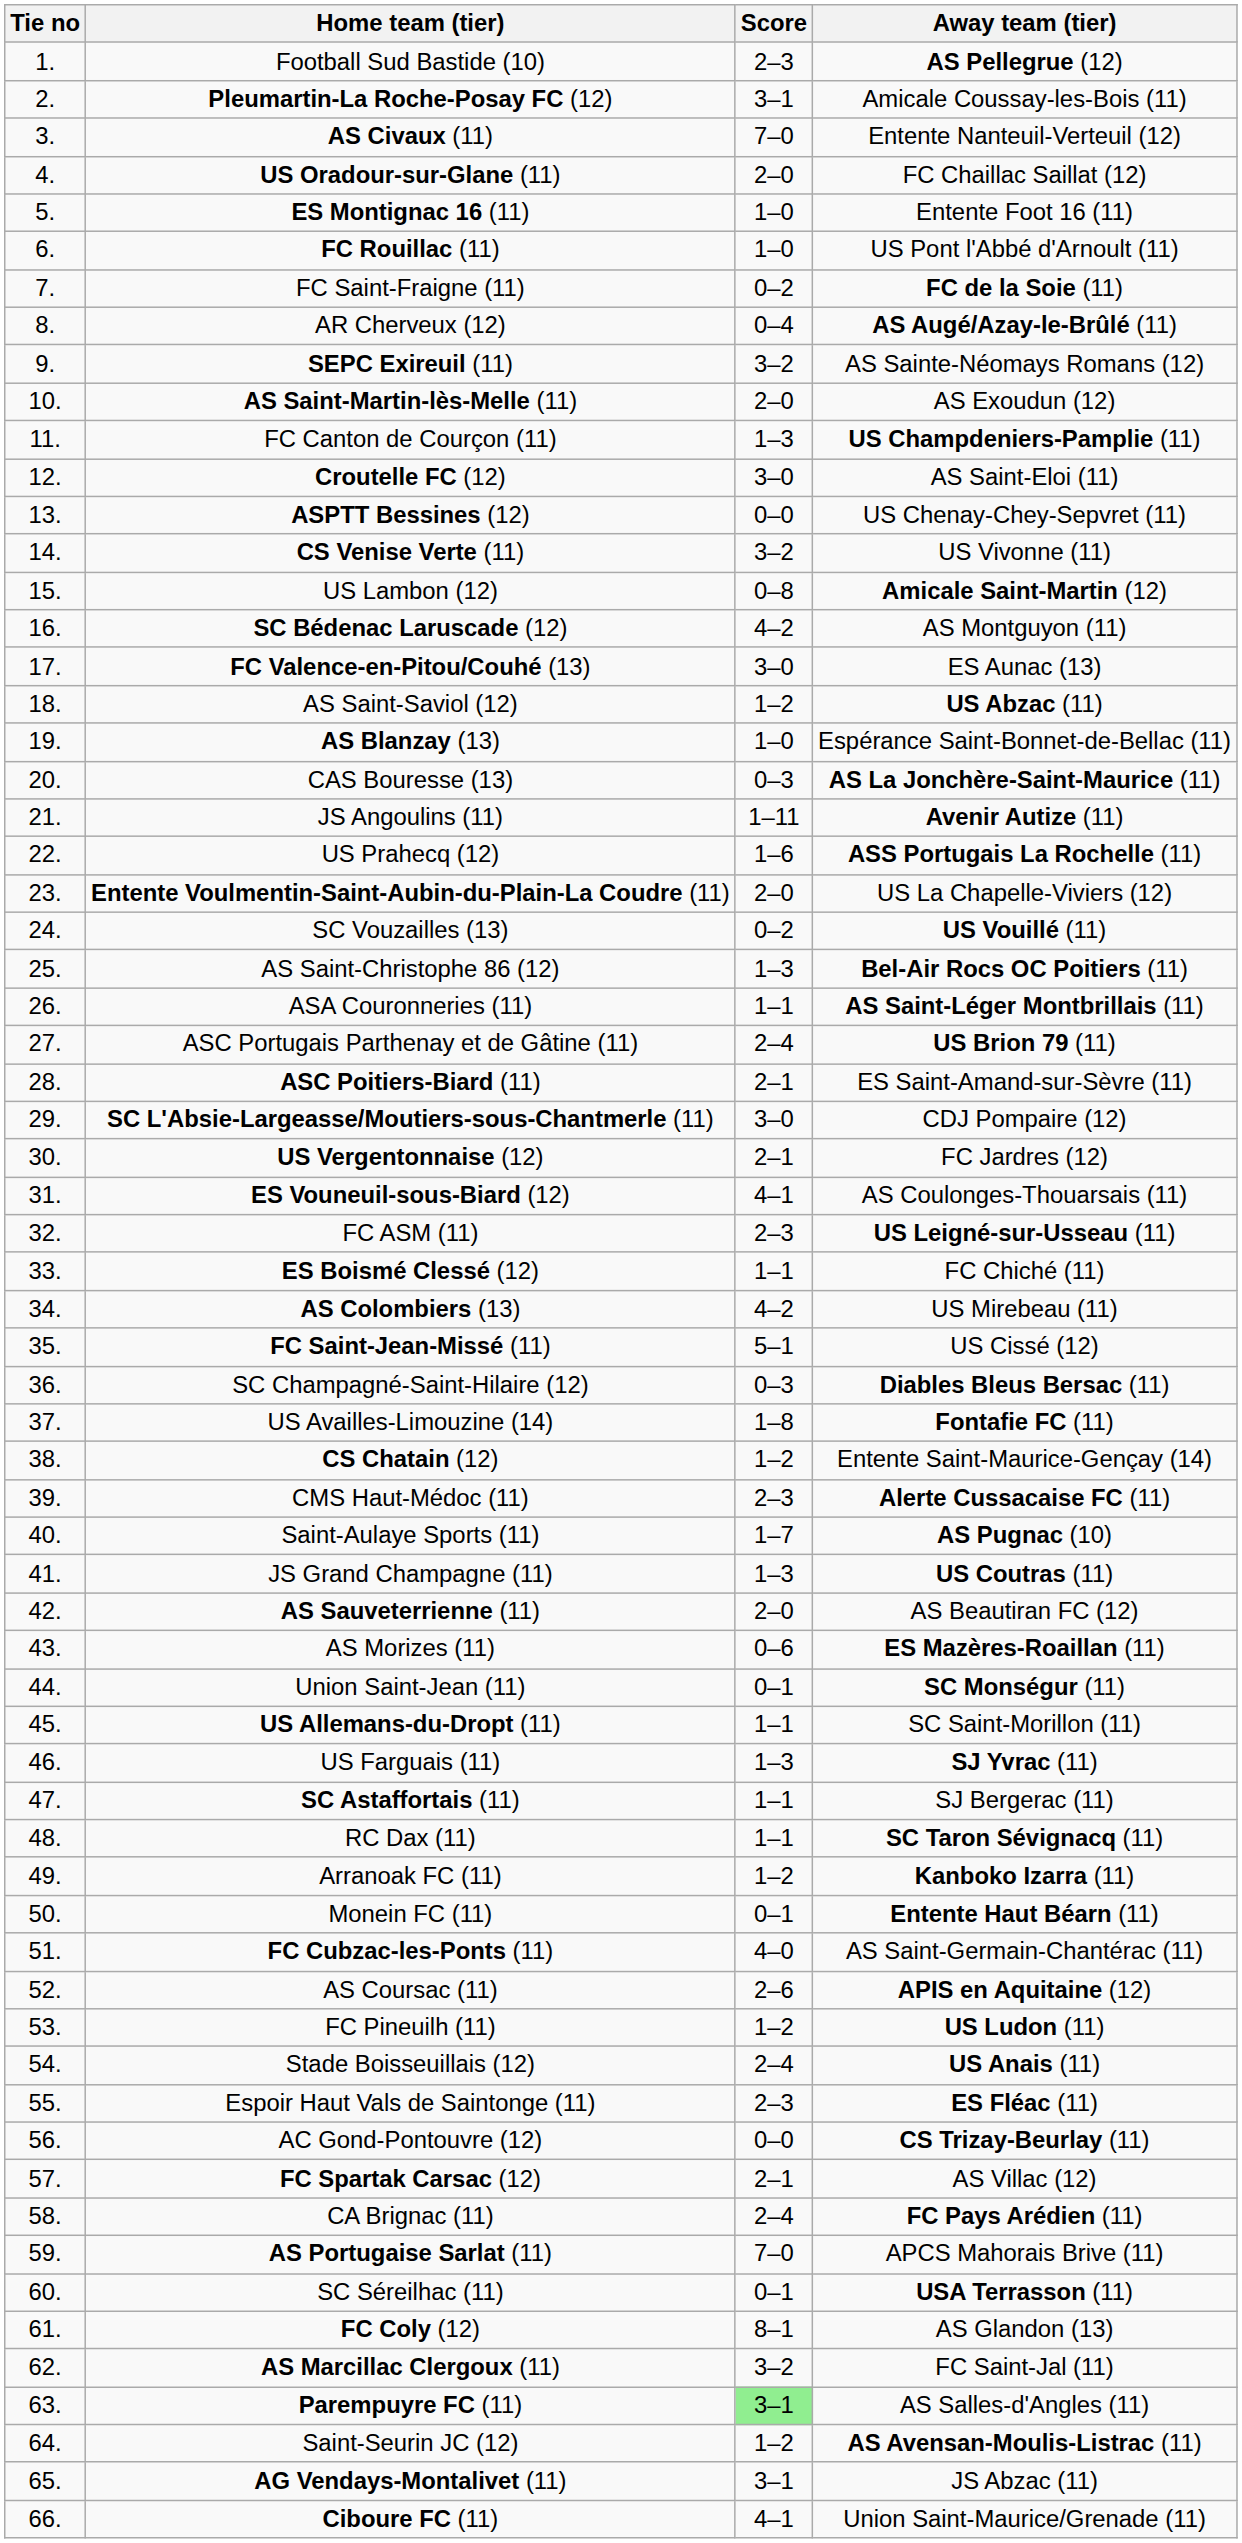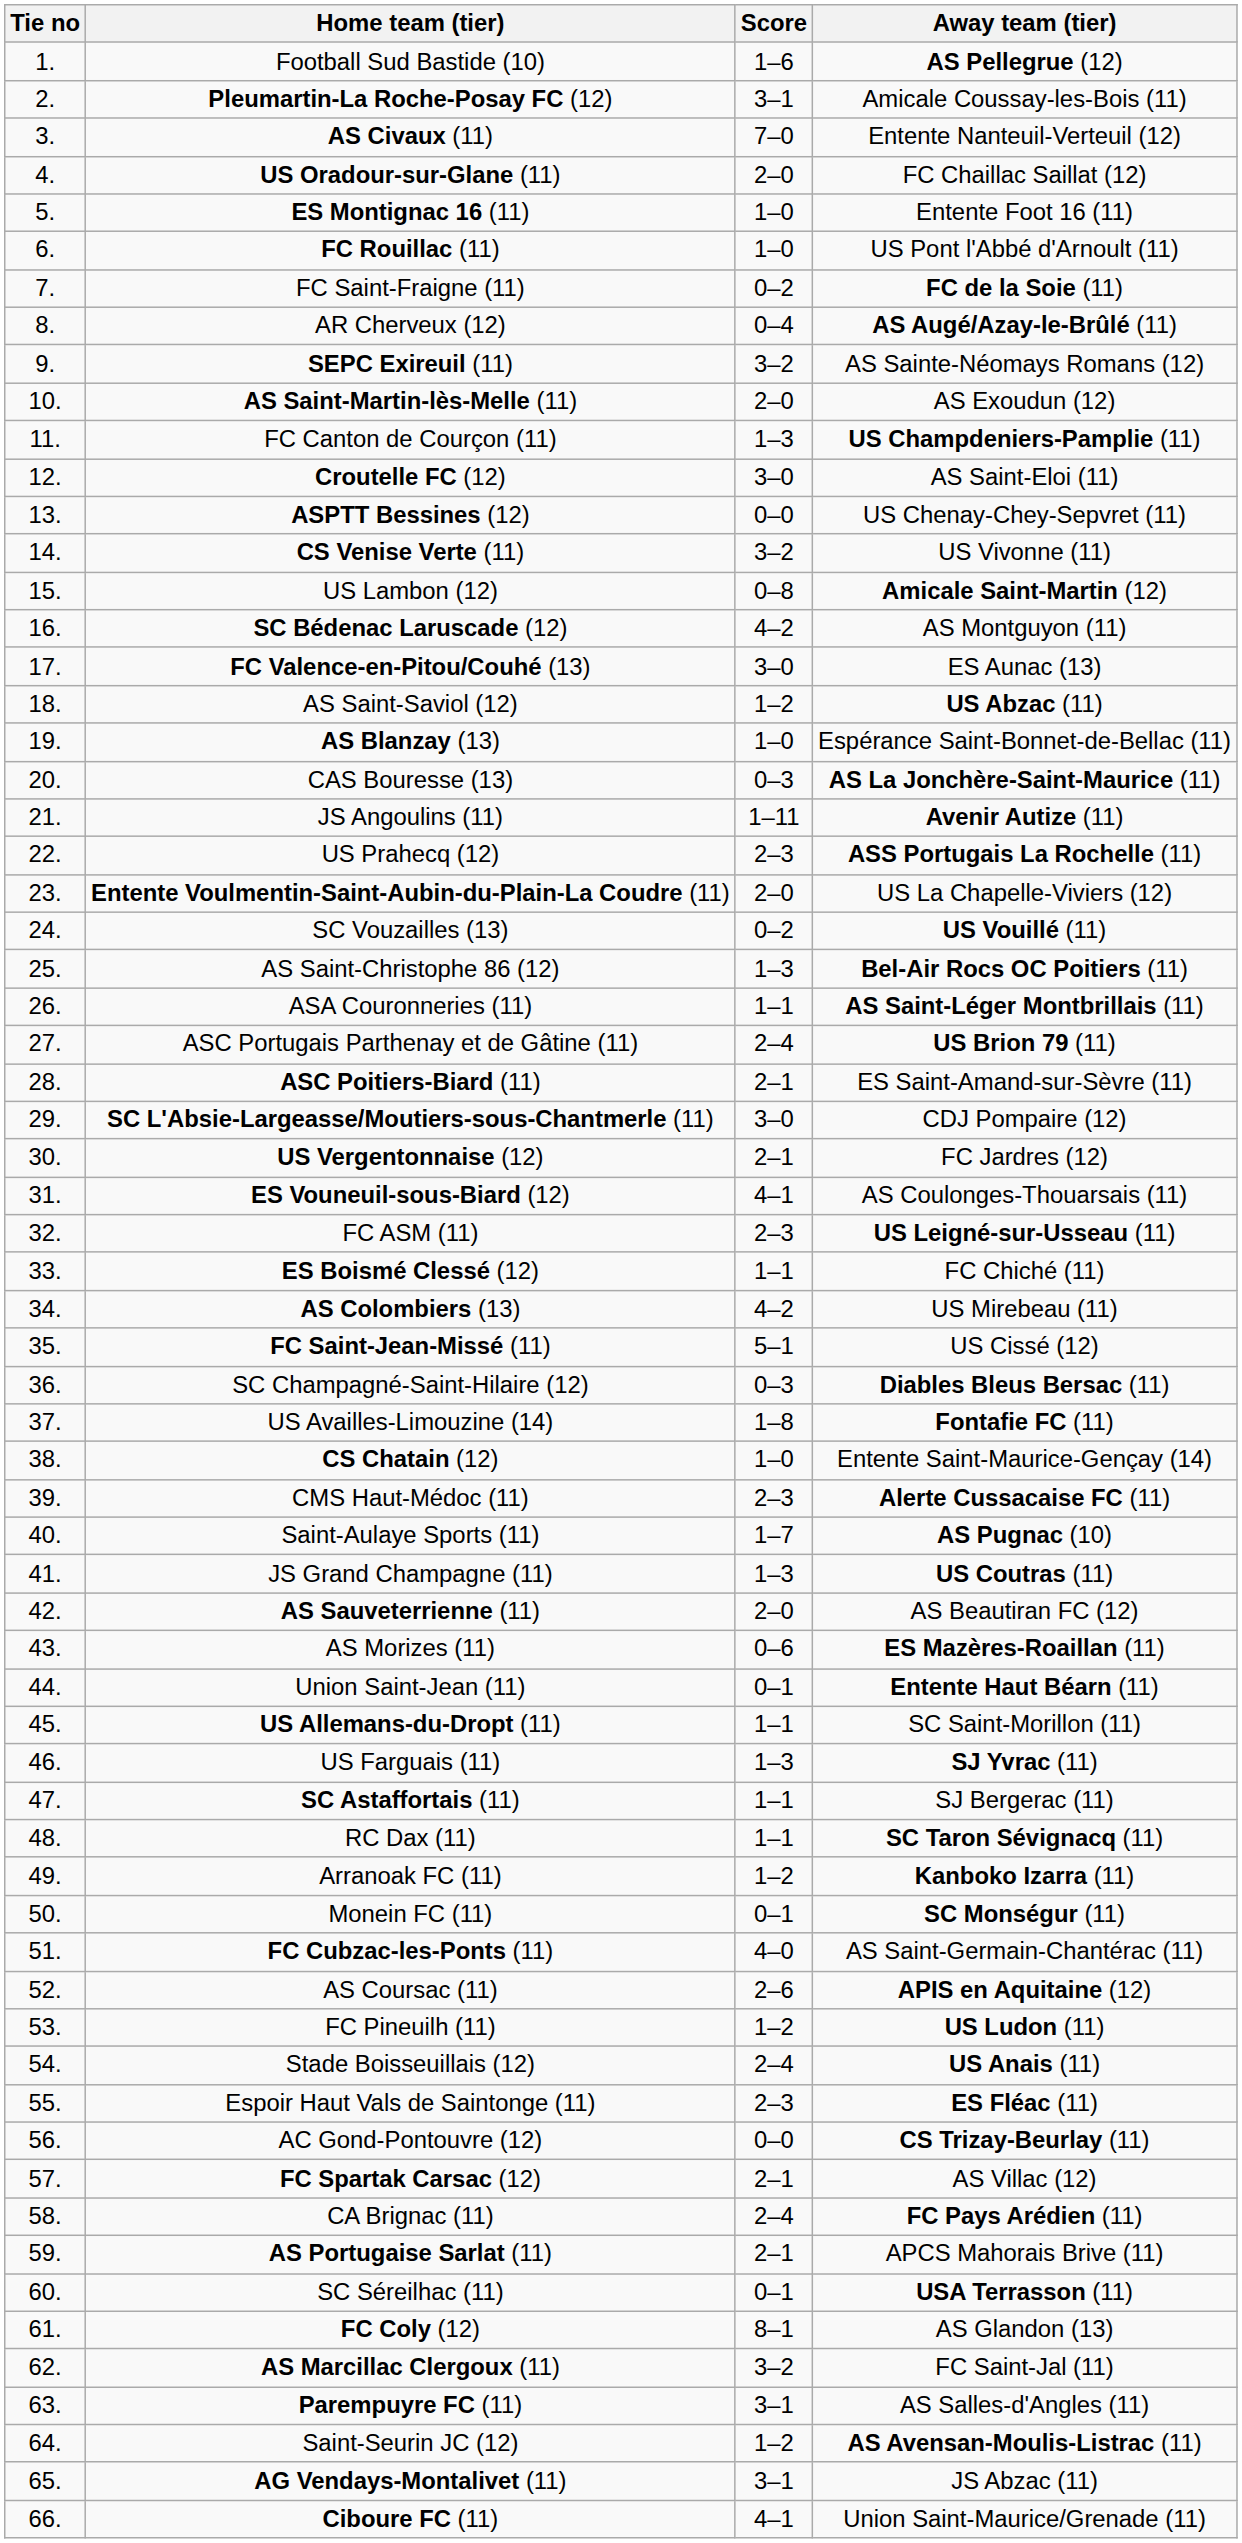(774, 61) 2–3 -> (774, 61) 1–6
(774, 855) 1–6 -> (774, 855) 2–3
(774, 1460) 1–2 -> (774, 1460) 1–0
(1025, 1686) SC Monségur (11) -> (1025, 1686) Entente Haut Béarn (11)
(1025, 1913) Entente Haut Béarn (11) -> (1025, 1913) SC Monségur (11)
(774, 2254) 7–0 -> (774, 2254) 2–1
(774, 2405) lightgreen background -> (774, 2405) no background
